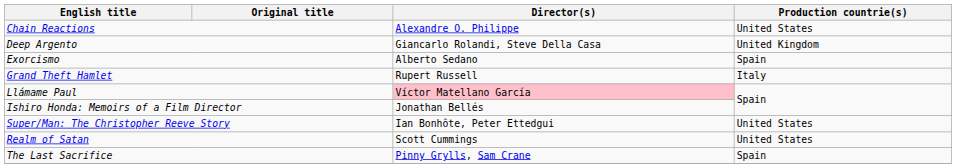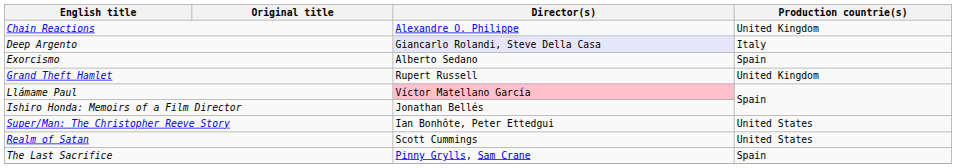(775, 28) United States -> (778, 28) United Kingdom
(498, 44) no background -> (498, 44) lavender background
(778, 44) United Kingdom -> (751, 44) Italy
(751, 76) Italy -> (778, 76) United Kingdom
